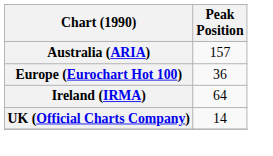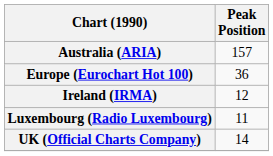(220, 96) 64 -> (242, 96) 12
+ row: (110, 118)
